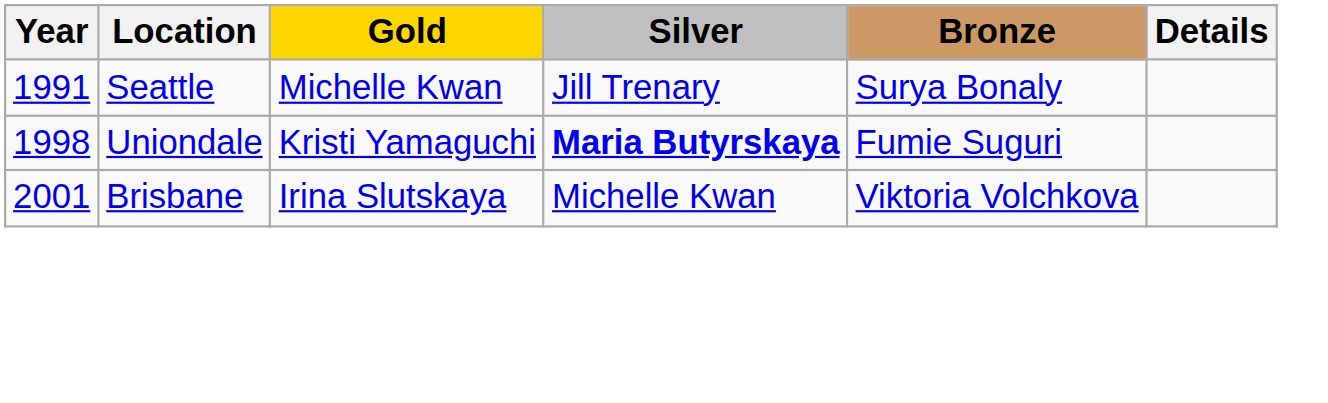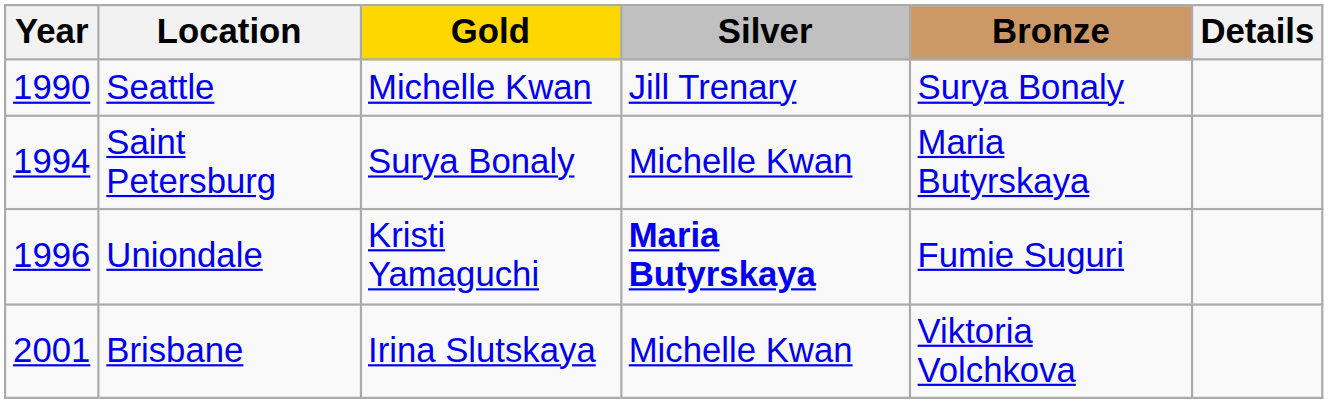(52, 87) 1991 -> (52, 87) 1990
+ row: (191, 161)
(52, 142) 1998 -> (52, 255) 1996
